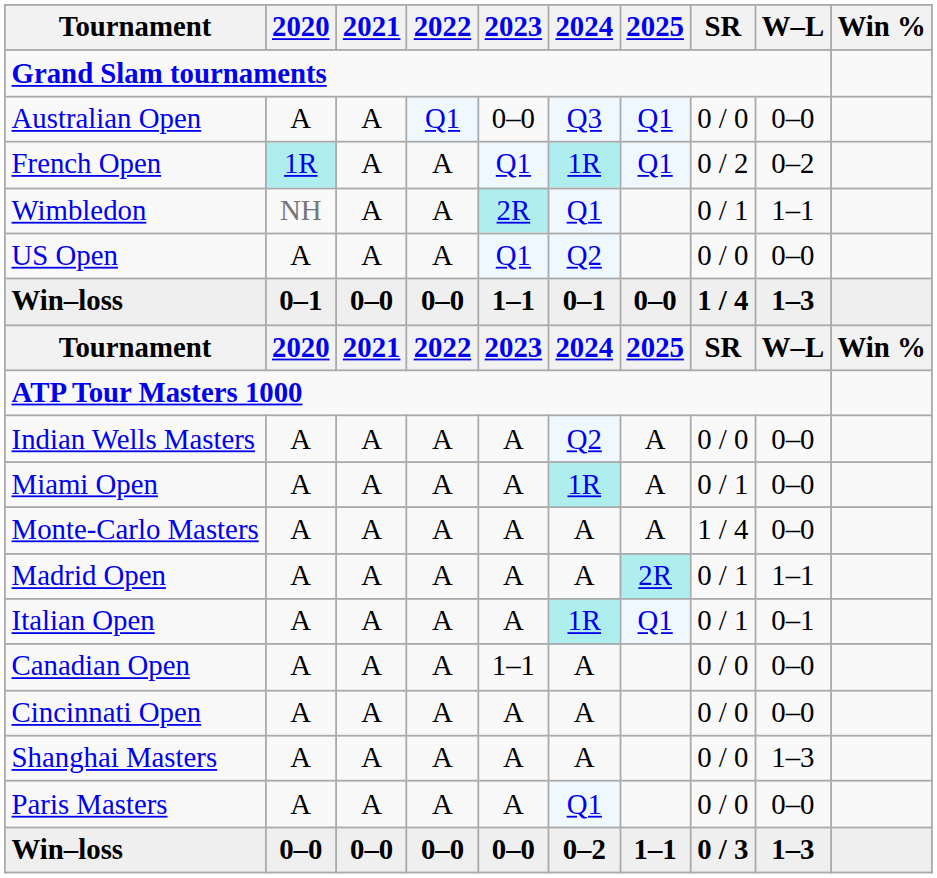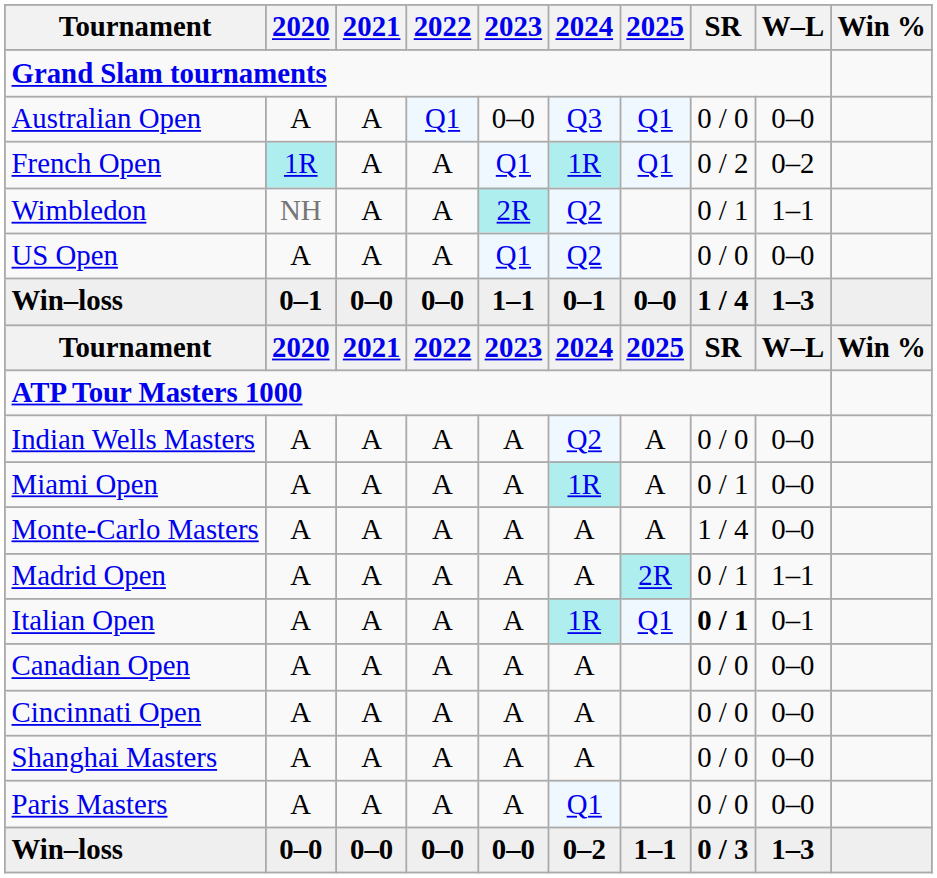(584, 210) Q1 -> (584, 210) Q2
(723, 621) normal -> (723, 621) bold
(513, 666) 1–1 -> (513, 666) A
(793, 758) 1–3 -> (793, 758) 0–0
